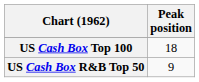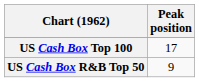(171, 47) 18 -> (171, 47) 17
